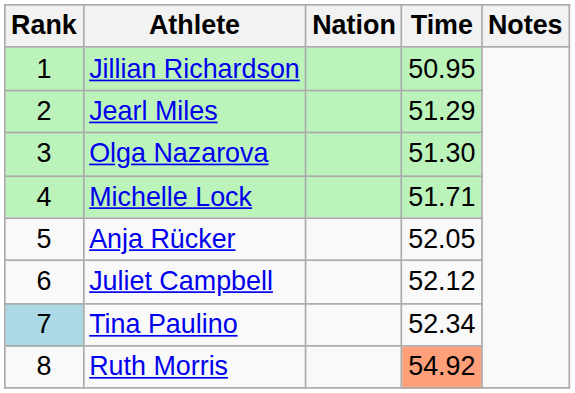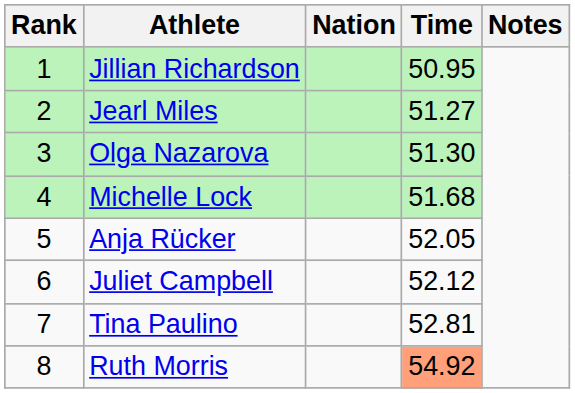(442, 111) 51.29 -> (442, 111) 51.27
(442, 196) 51.71 -> (442, 196) 51.68
(44, 324) lightblue background -> (44, 324) no background
(442, 324) 52.34 -> (442, 324) 52.81
